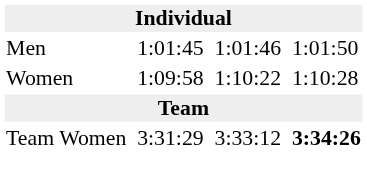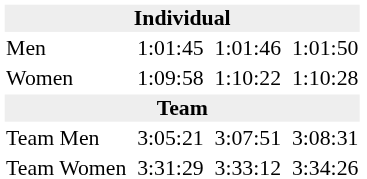+ row: (53, 137)
(326, 137) bold -> (325, 167) normal
